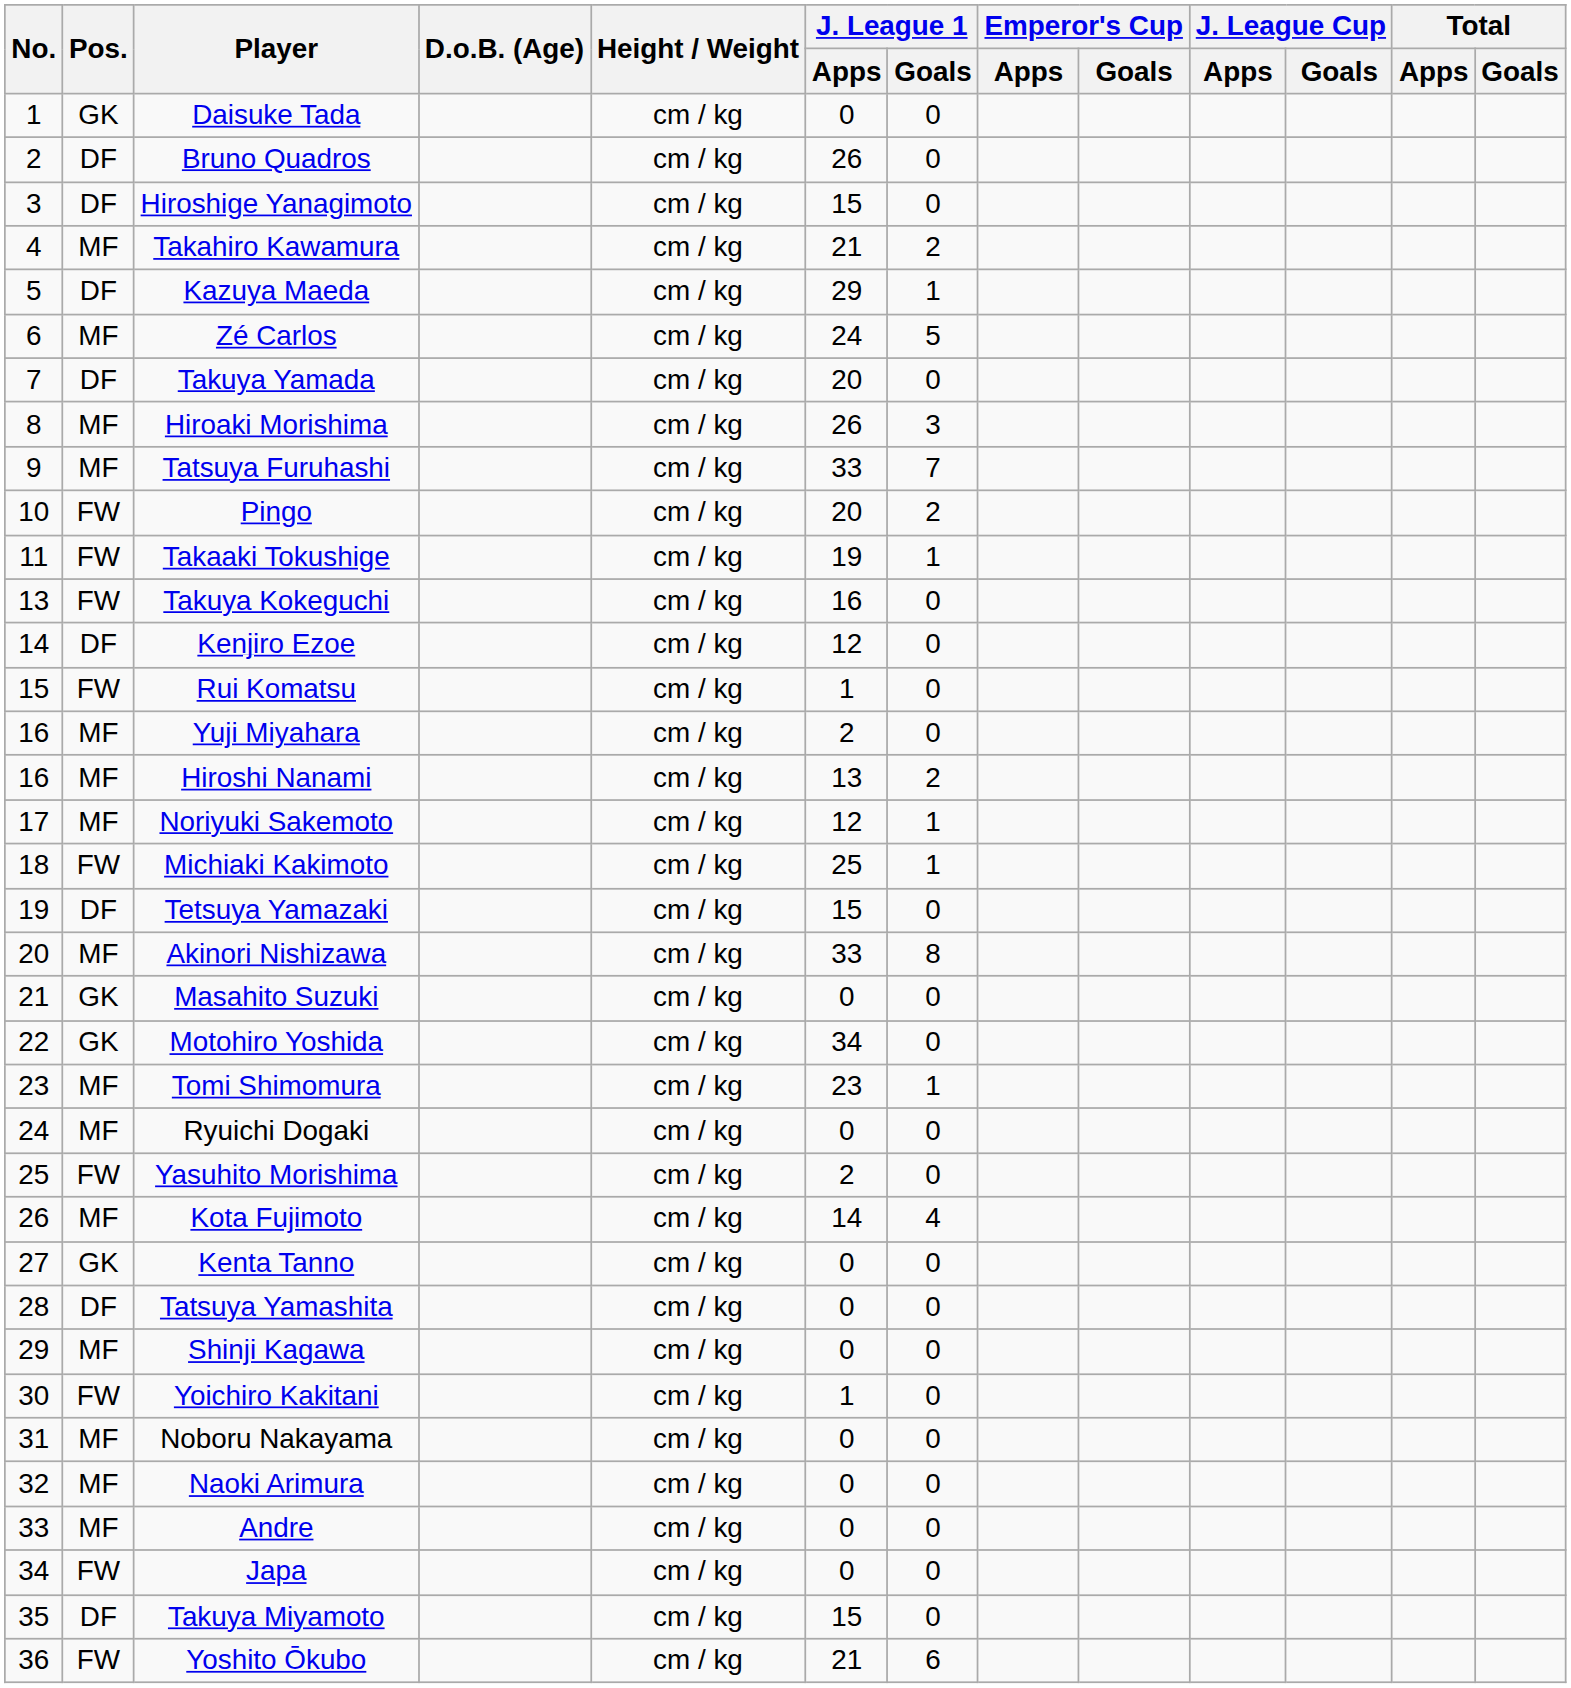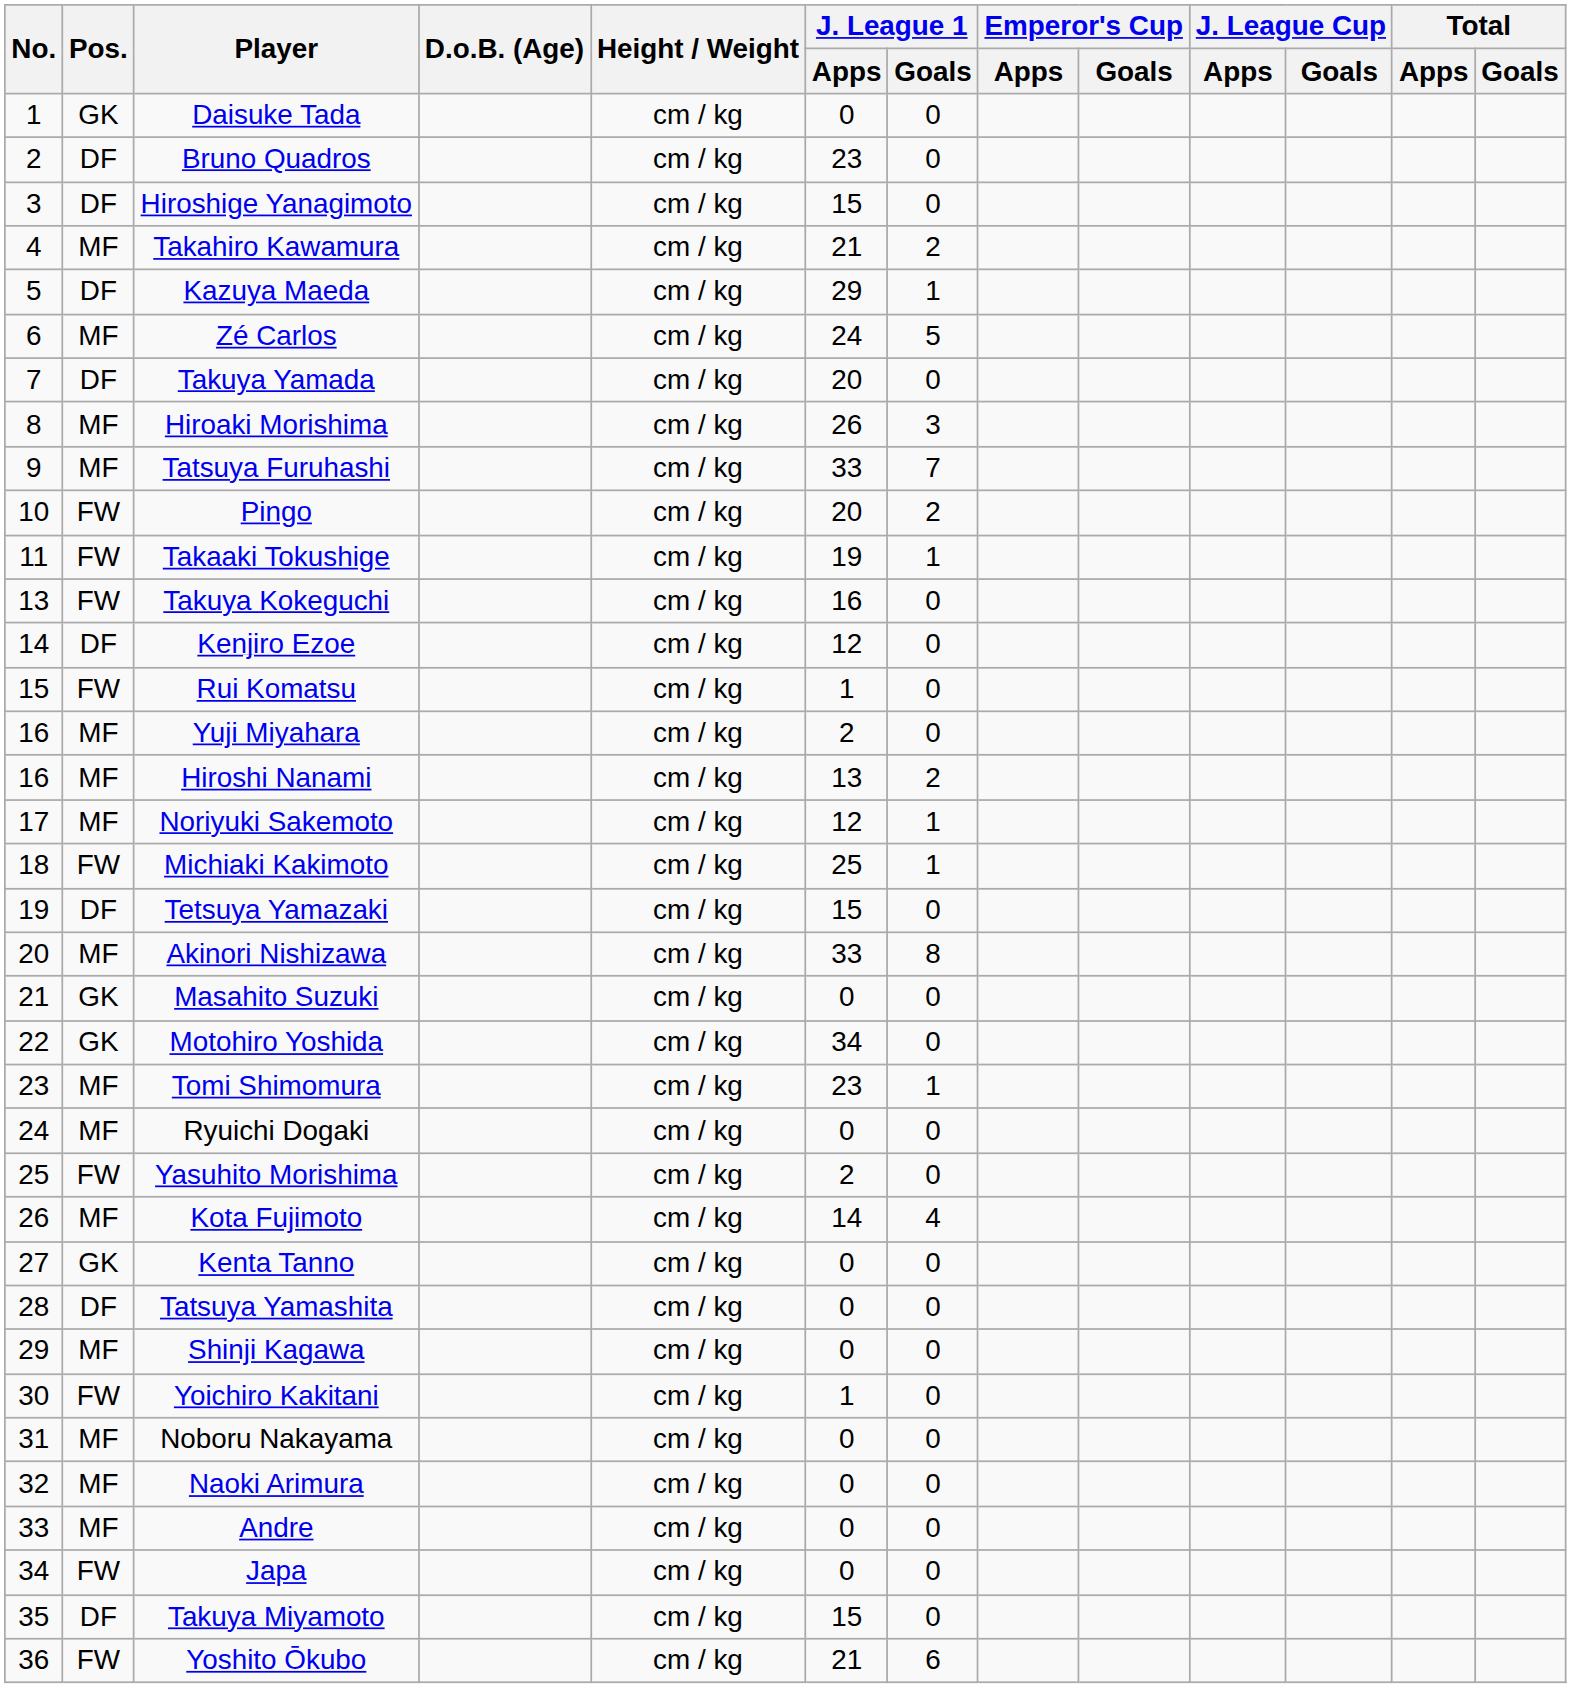(847, 159) 26 -> (847, 159) 23
